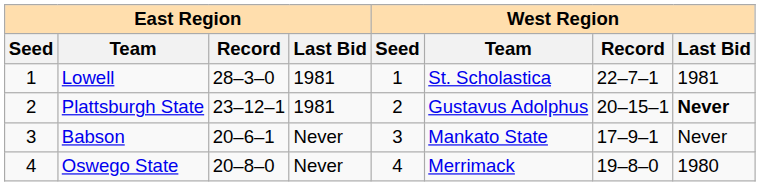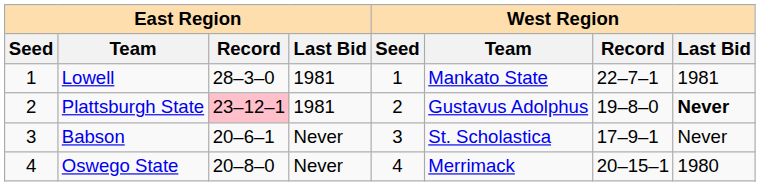(490, 78) St. Scholastica -> (488, 78) Mankato State
(249, 107) no background -> (249, 107) pink background
(633, 107) 20–15–1 -> (628, 107) 19–8–0
(488, 136) Mankato State -> (490, 136) St. Scholastica
(628, 166) 19–8–0 -> (633, 166) 20–15–1
